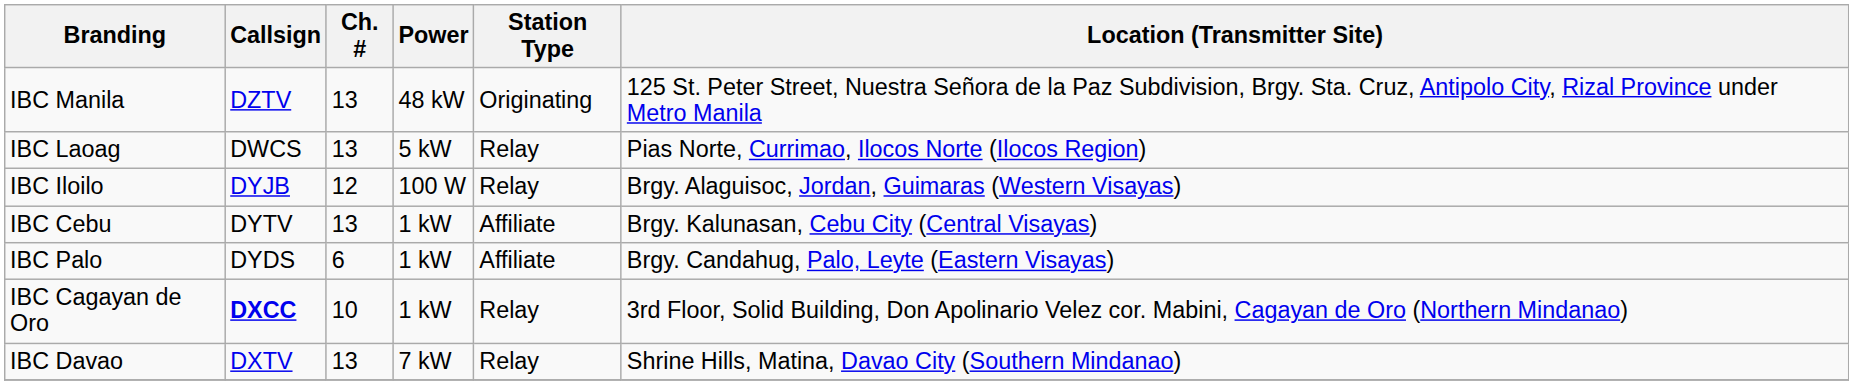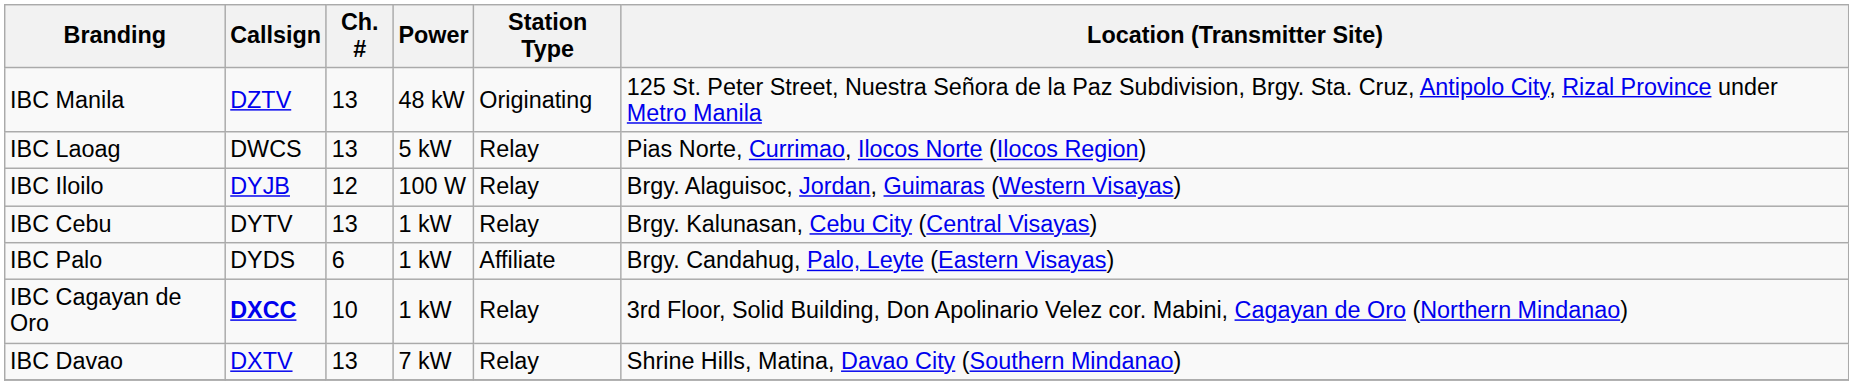(517, 223) Affiliate -> (509, 223) Relay
